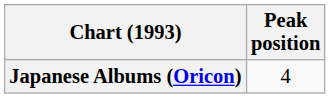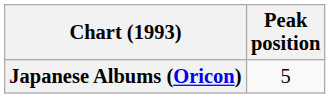(286, 76) 4 -> (286, 76) 5
